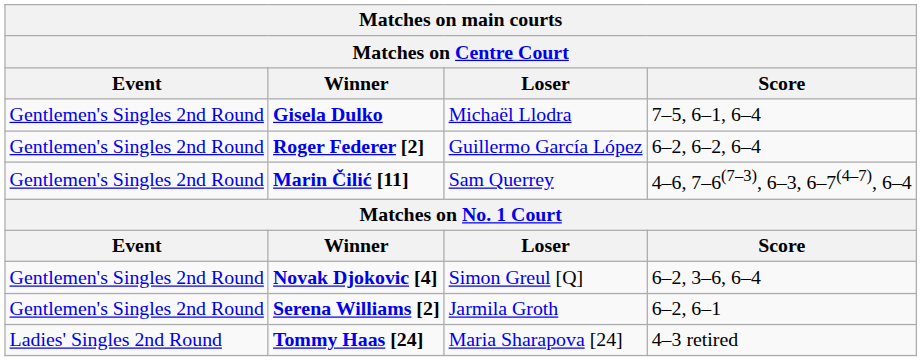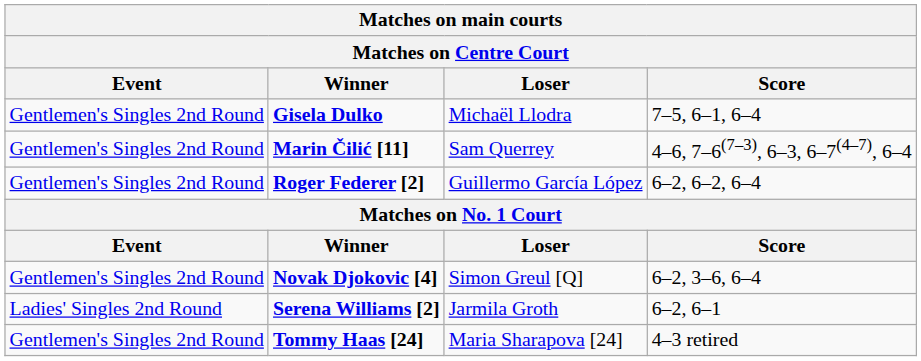rows swapped: (349, 146) <-> (341, 180)
(137, 308) Gentlemen's Singles 2nd Round -> (116, 308) Ladies' Singles 2nd Round
(116, 340) Ladies' Singles 2nd Round -> (137, 340) Gentlemen's Singles 2nd Round
